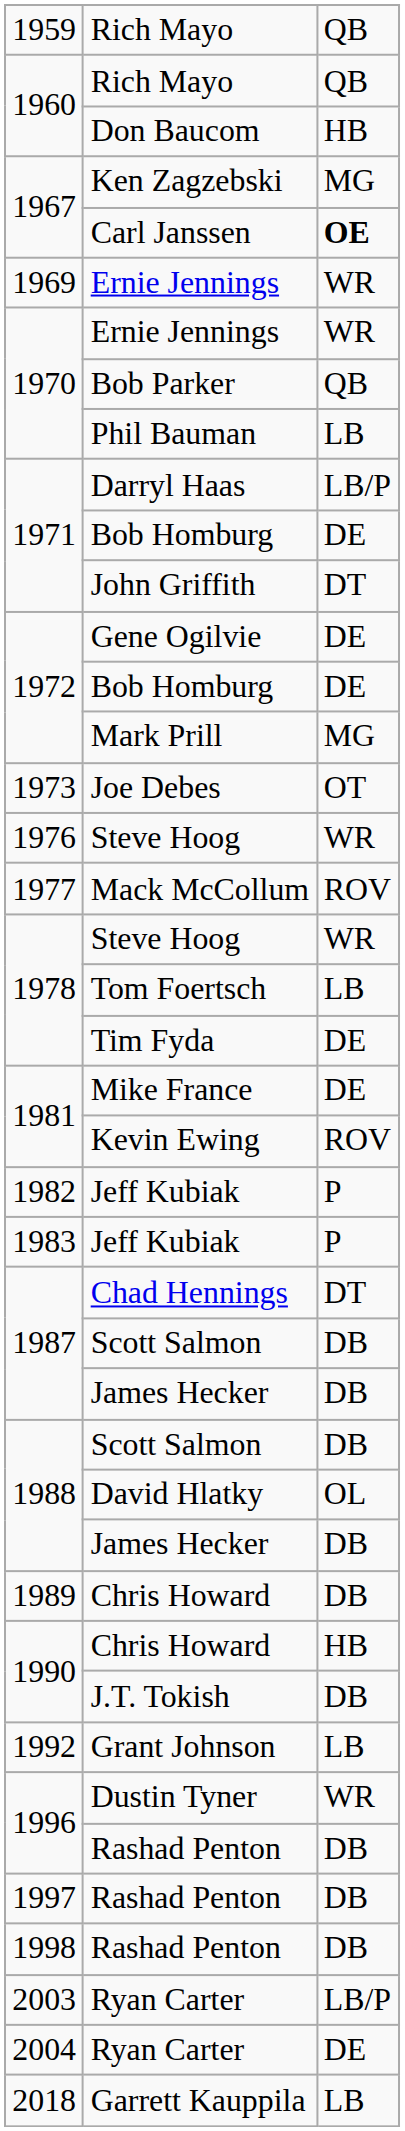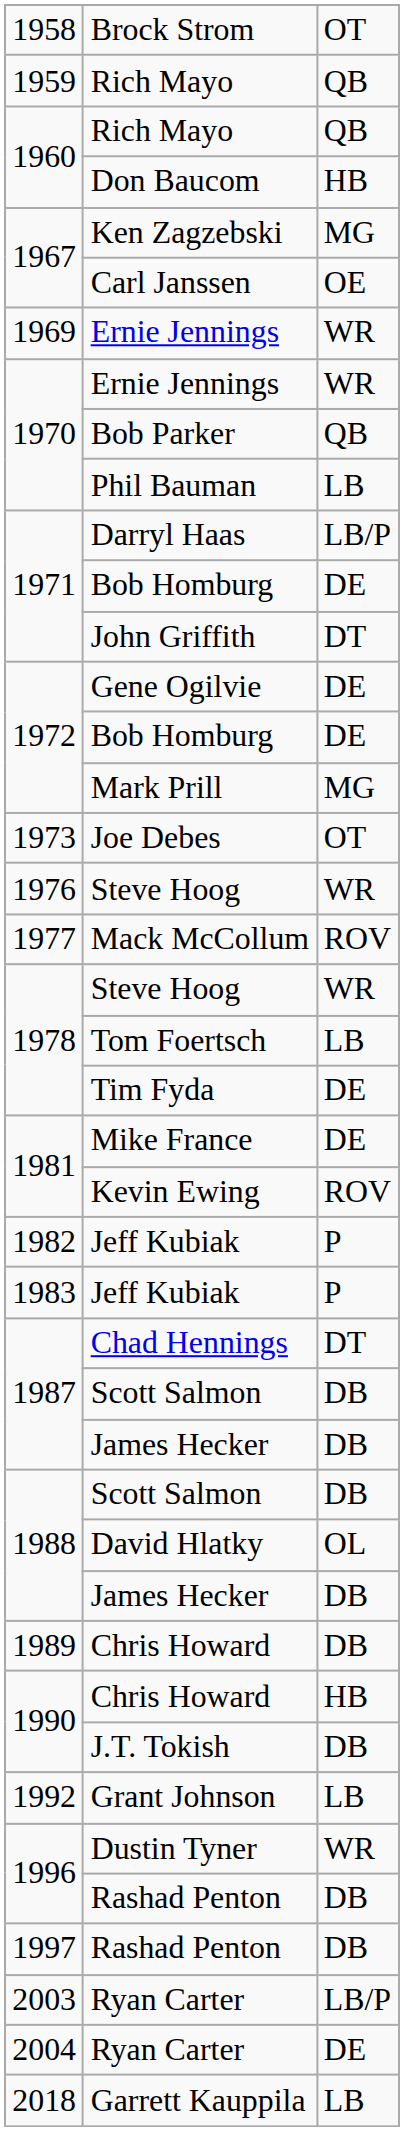+ row: (44, 29)
(347, 231) bold -> (345, 282) normal
- row: (44, 1948)
